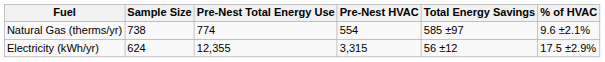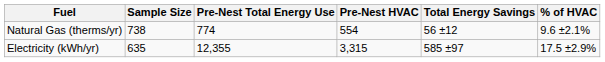(444, 30) 585 ±97 -> (441, 30) 56 ±12
(137, 48) 624 -> (137, 48) 635
(441, 48) 56 ±12 -> (444, 48) 585 ±97
